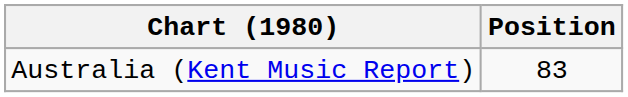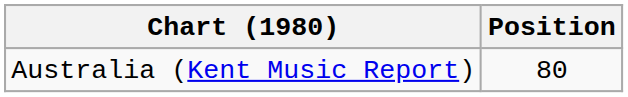(552, 70) 83 -> (552, 70) 80
